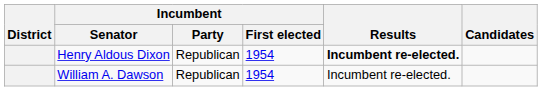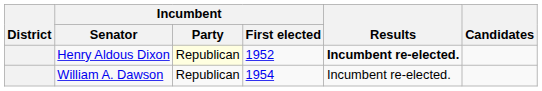(208, 55) no background -> (208, 55) lightyellow background
(260, 55) 1954 -> (260, 55) 1952
